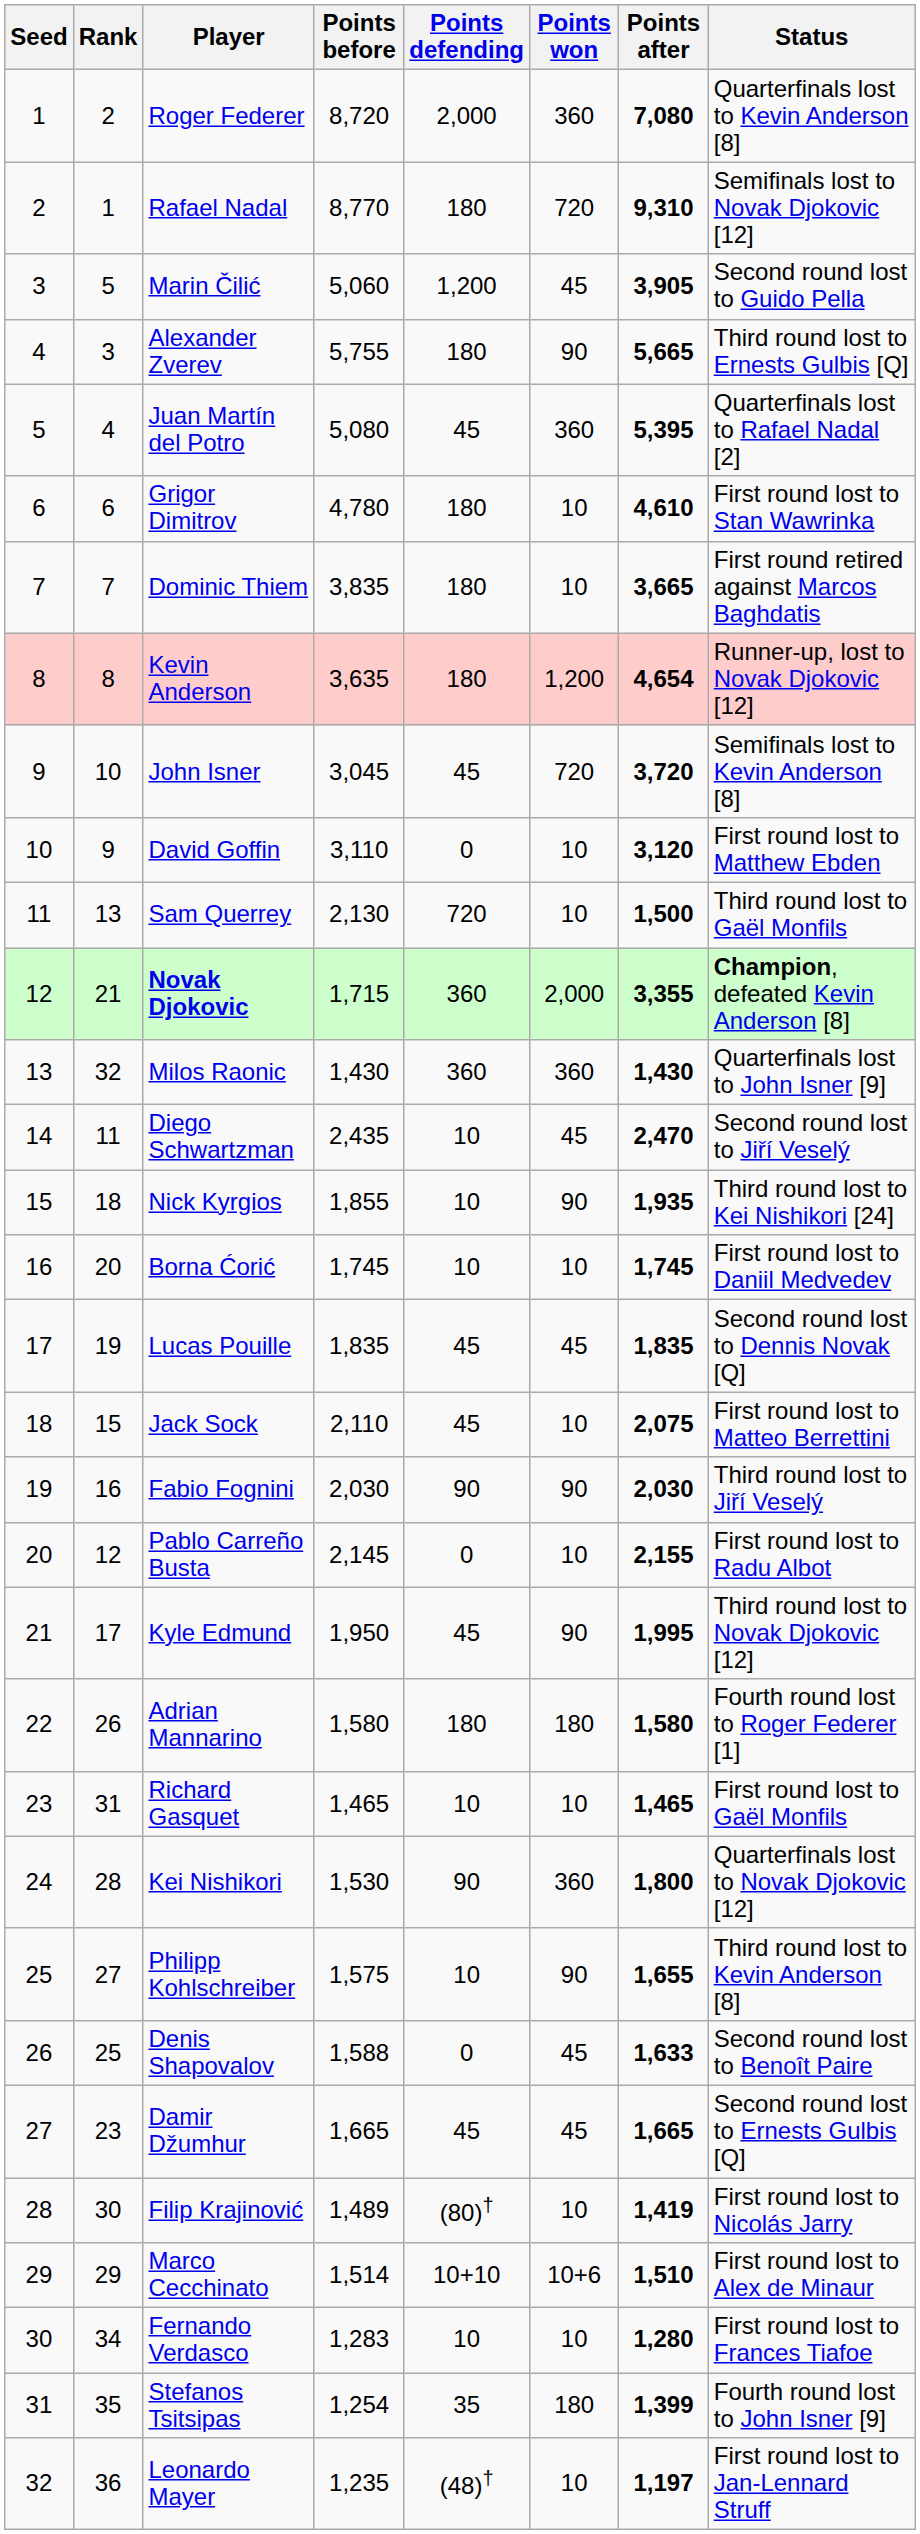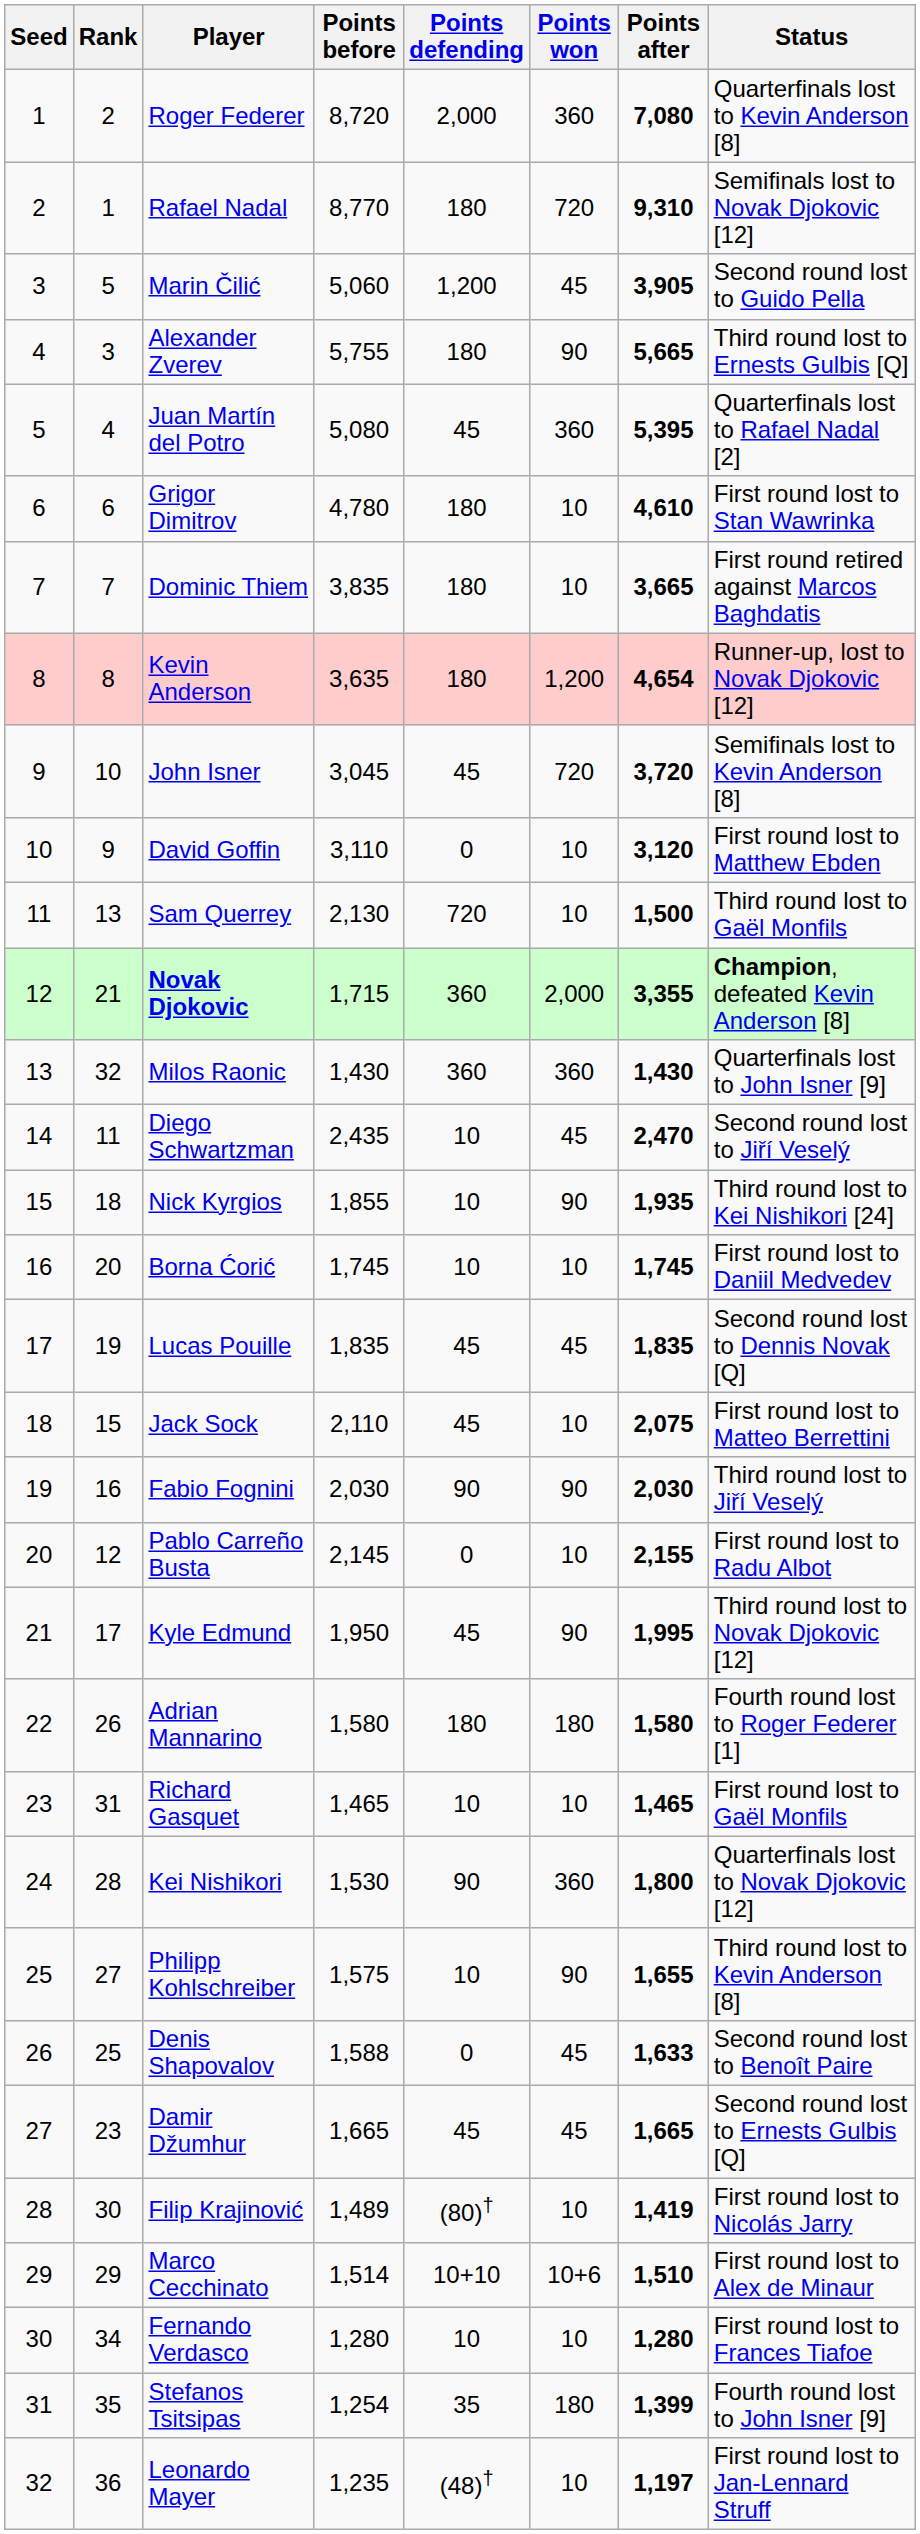(359, 2339) 1,283 -> (359, 2339) 1,280
